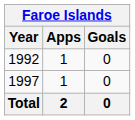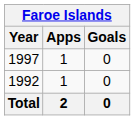rows swapped: (24, 59) <-> (24, 81)
